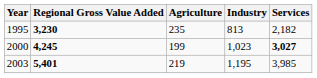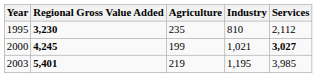(235, 30) 813 -> (235, 30) 810
(284, 30) 2,182 -> (284, 30) 2,112
(239, 47) 1,023 -> (239, 47) 1,021
